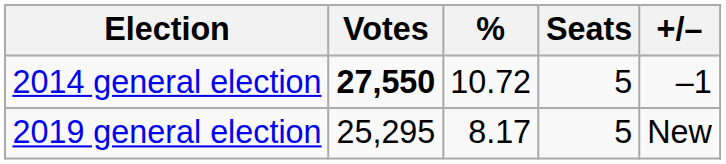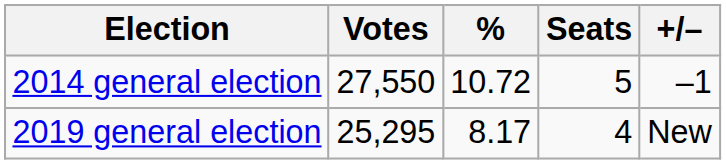(386, 81) bold -> (386, 81) normal
(623, 132) 5 -> (623, 132) 4
